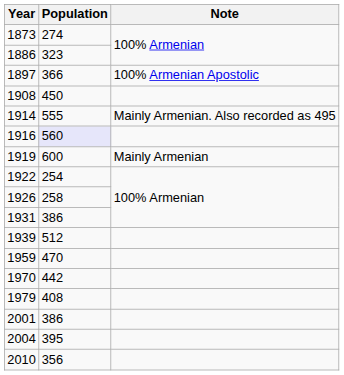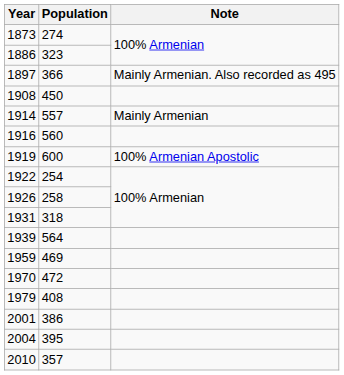(186, 75) 100% Armenian Apostolic -> (225, 75) Mainly Armenian. Also recorded as 495
(52, 116) 555 -> (52, 116) 557
(225, 116) Mainly Armenian. Also recorded as 495 -> (161, 116) Mainly Armenian
(52, 136) lavender background -> (52, 136) no background
(161, 156) Mainly Armenian -> (186, 156) 100% Armenian Apostolic
(52, 217) 386 -> (52, 217) 318
(52, 237) 512 -> (52, 237) 564
(52, 258) 470 -> (52, 258) 469
(52, 278) 442 -> (52, 278) 472
(52, 359) 356 -> (52, 359) 357
